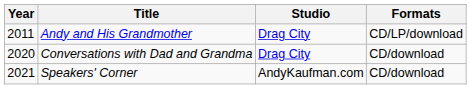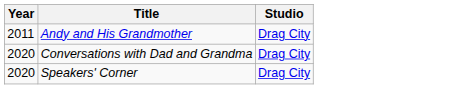- column: (416, 14)
(21, 73) 2021 -> (21, 73) 2020
(311, 73) AndyKaufman.com -> (284, 73) Drag City
